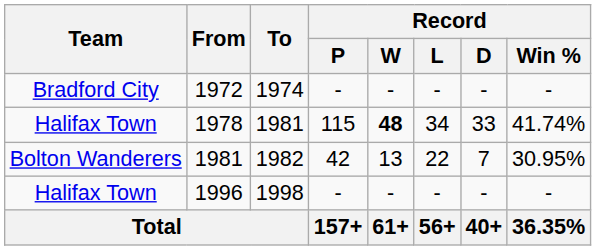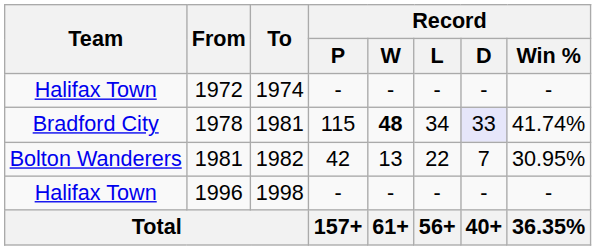(96, 90) Bradford City -> (96, 90) Halifax Town
(96, 124) Halifax Town -> (96, 124) Bradford City
(484, 124) no background -> (484, 124) lavender background
